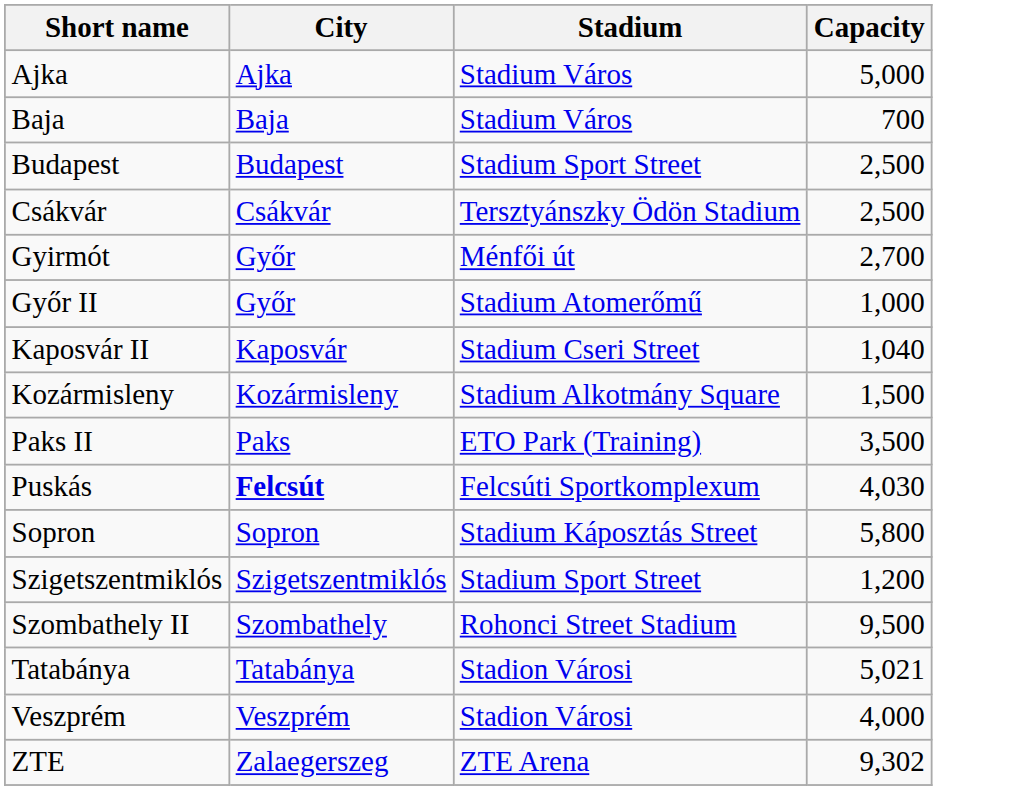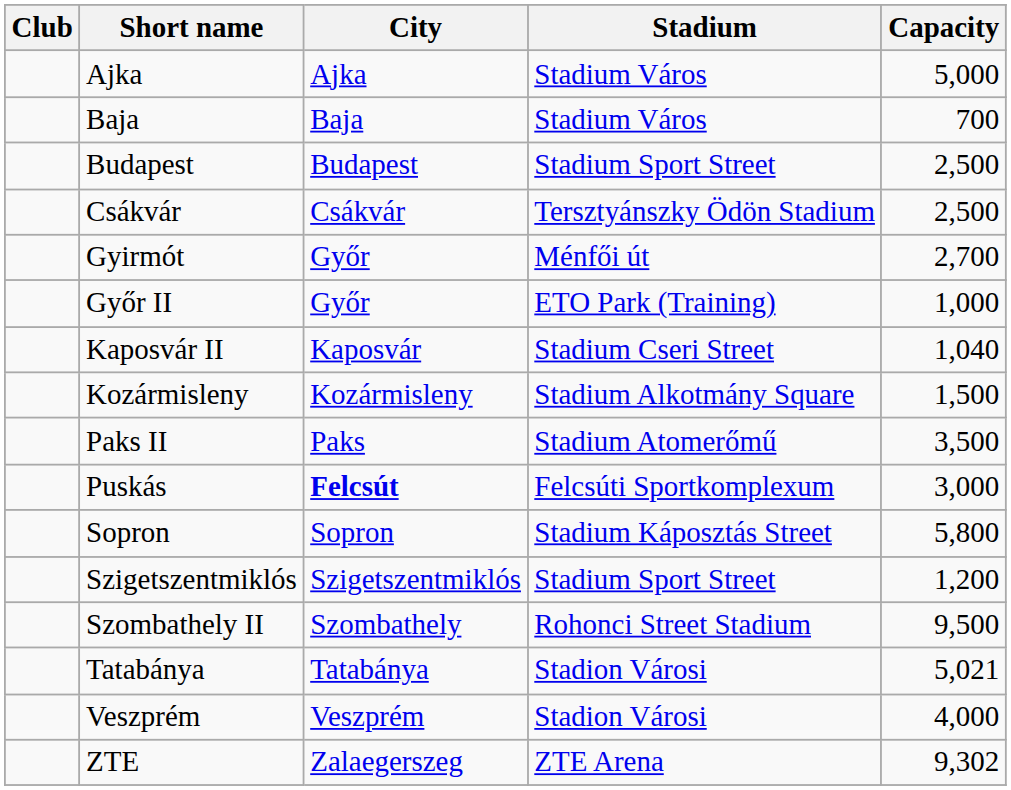+ column: (42, 27)
(581, 303) Stadium Atomerőmű -> (655, 303) ETO Park (Training)
(580, 440) ETO Park (Training) -> (655, 440) Stadium Atomerőmű
(892, 486) 4,030 -> (967, 486) 3,000
